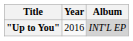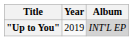(74, 28) 2016 -> (74, 28) 2019
